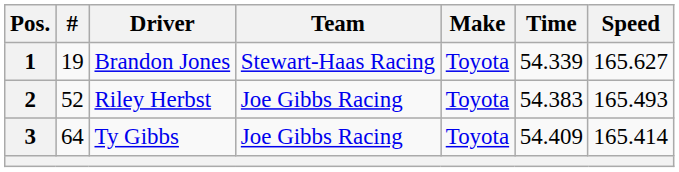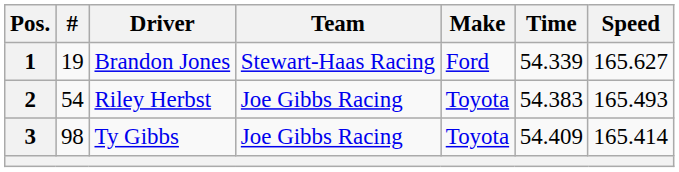(477, 61) Toyota -> (467, 61) Ford
(72, 99) 52 -> (72, 99) 54
(72, 137) 64 -> (72, 137) 98
